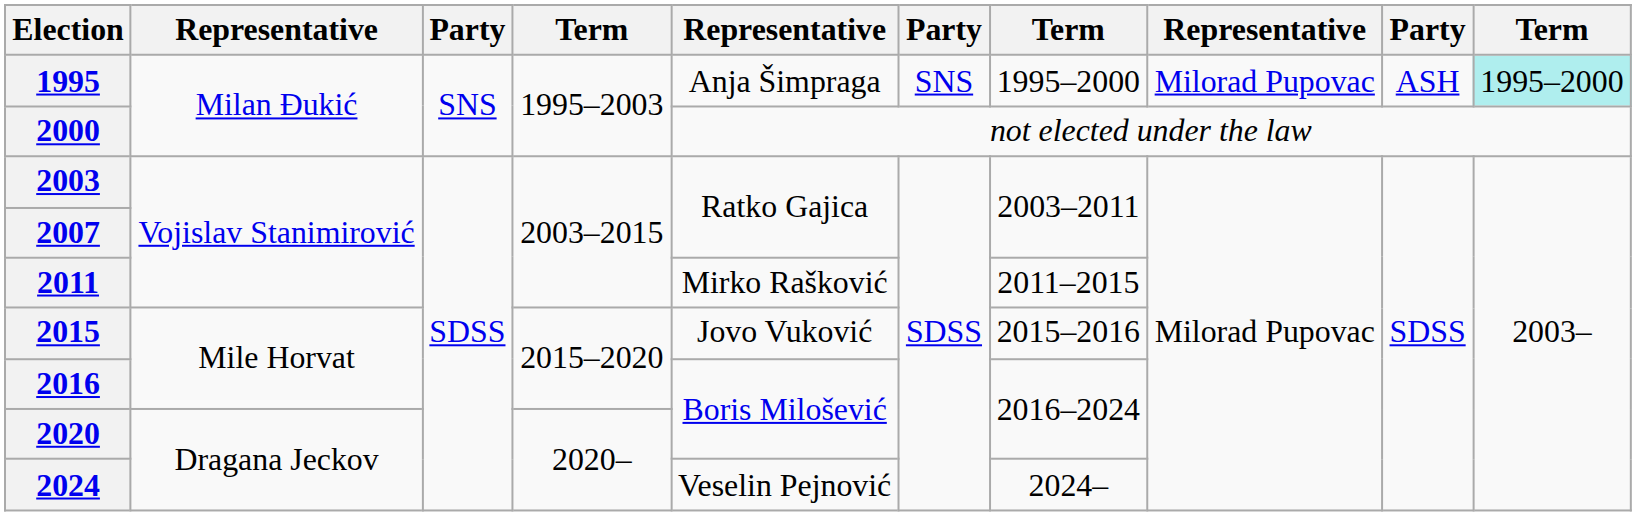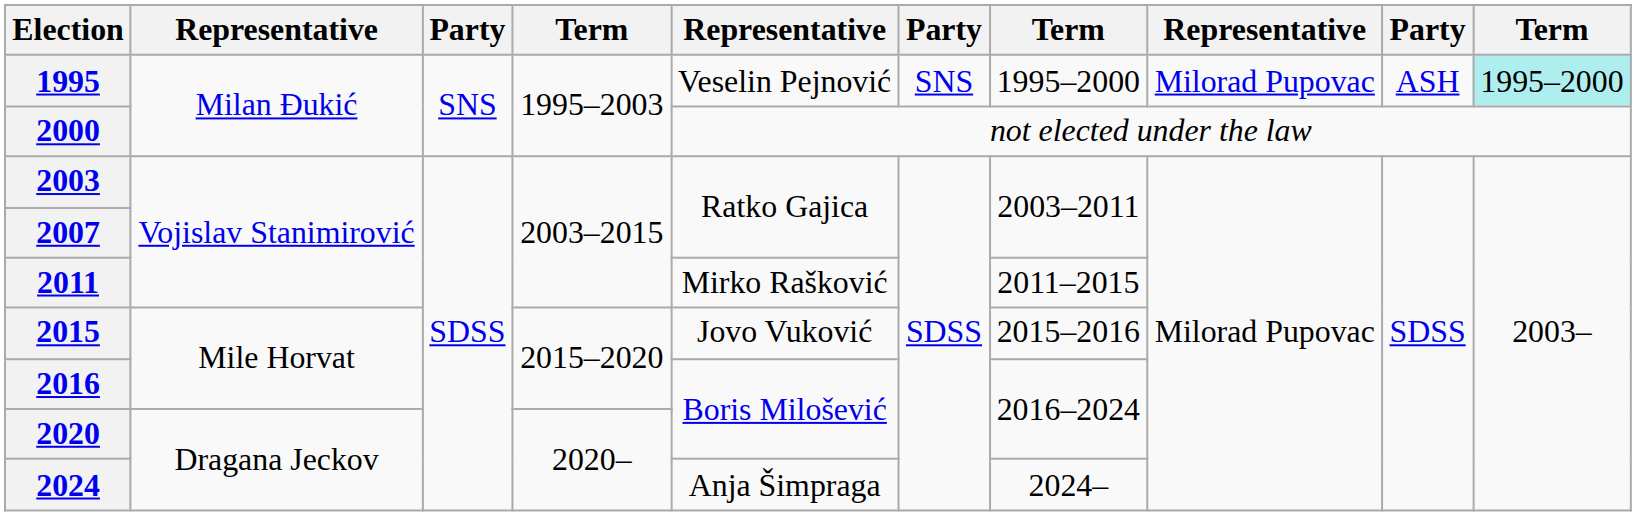(785, 80) Anja Šimpraga -> (785, 80) Veselin Pejnović
(785, 484) Veselin Pejnović -> (785, 484) Anja Šimpraga
